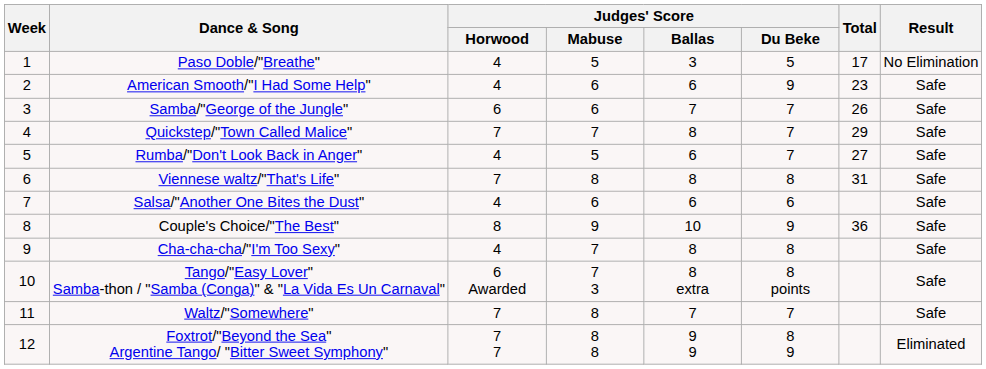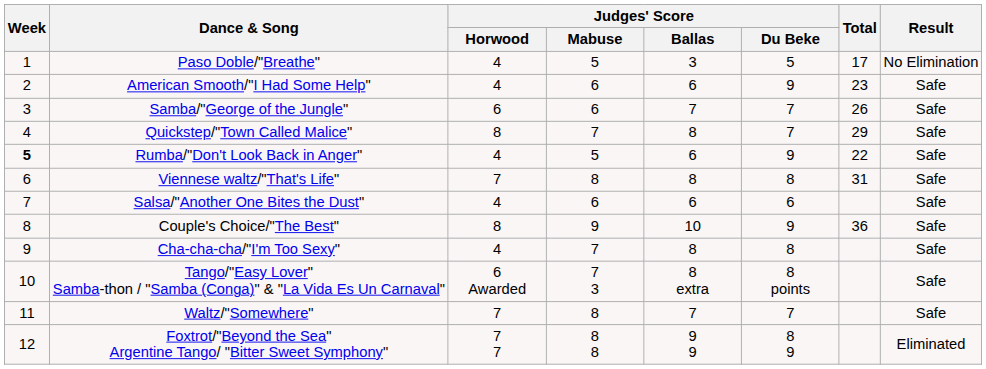(497, 132) 7 -> (497, 132) 8
(27, 156) normal -> (27, 156) bold
(790, 156) 7 -> (790, 156) 9
(860, 156) 27 -> (860, 156) 22
